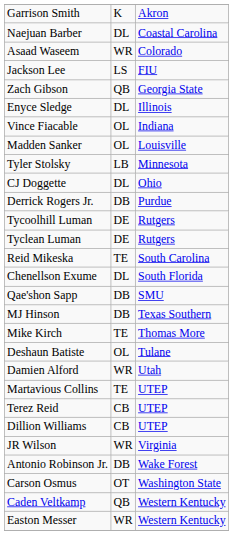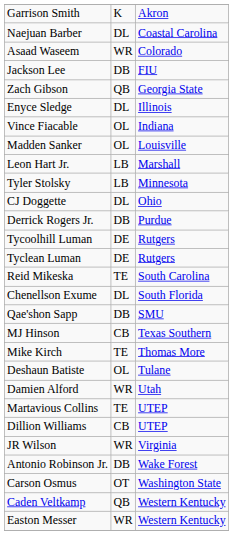(120, 70) LS -> (122, 70) DB
+ row: (38, 164)
(122, 314) DB -> (121, 333) CB
- row: (33, 408)
